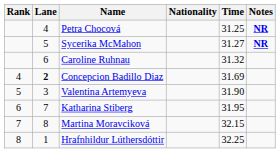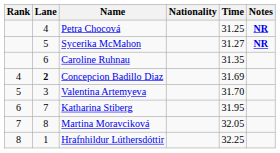(233, 60) 31.32 -> (233, 60) 31.35
(233, 92) 31.90 -> (233, 92) 31.70
(233, 124) 32.15 -> (233, 124) 32.05
